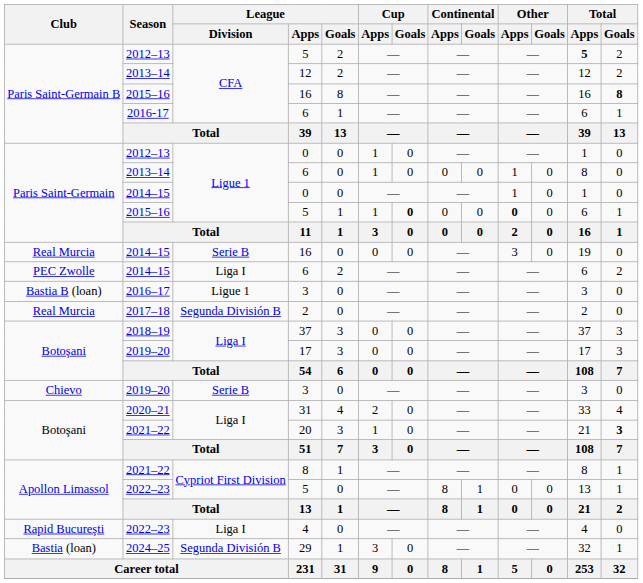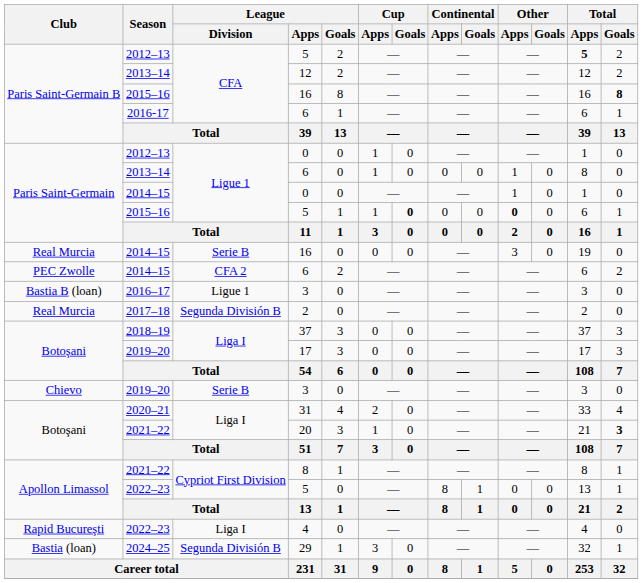(231, 271) Liga I -> (231, 271) CFA 2
